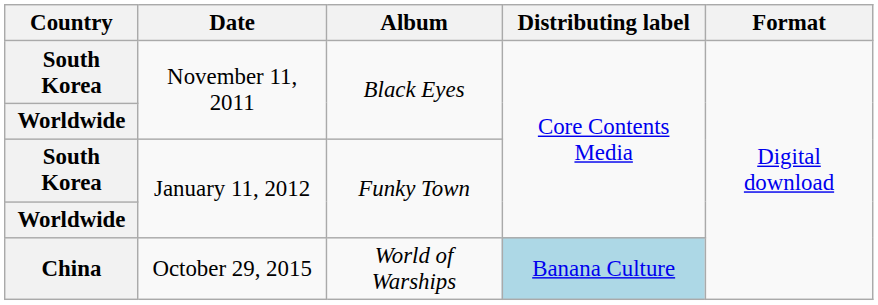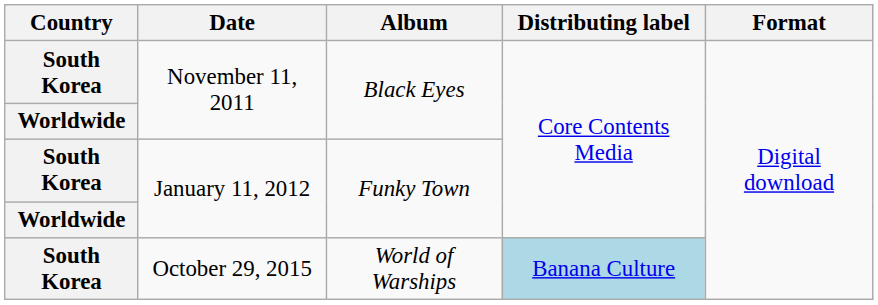(71, 268) China -> (71, 268) South Korea
